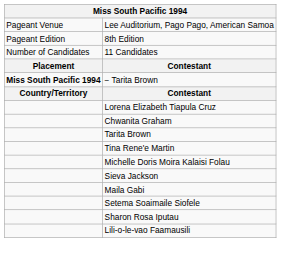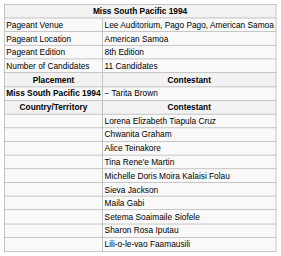+ row: (136, 38)
- row: (128, 134)
+ row: (133, 148)
